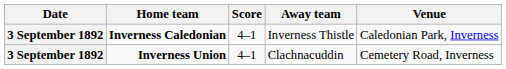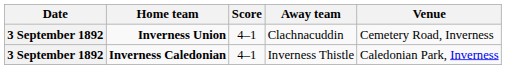rows swapped: (168, 34) <-> (182, 54)
